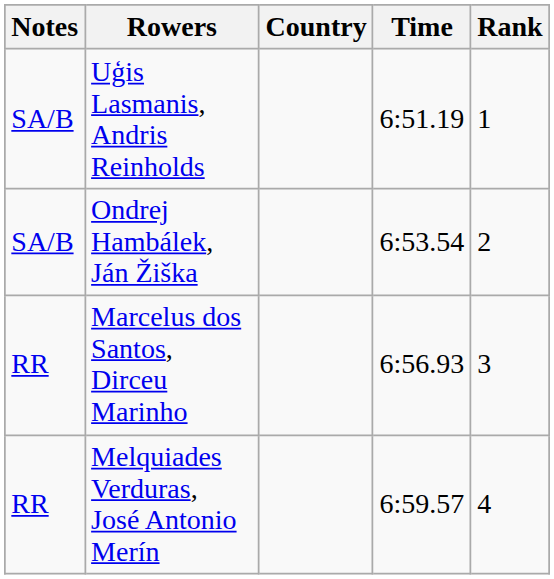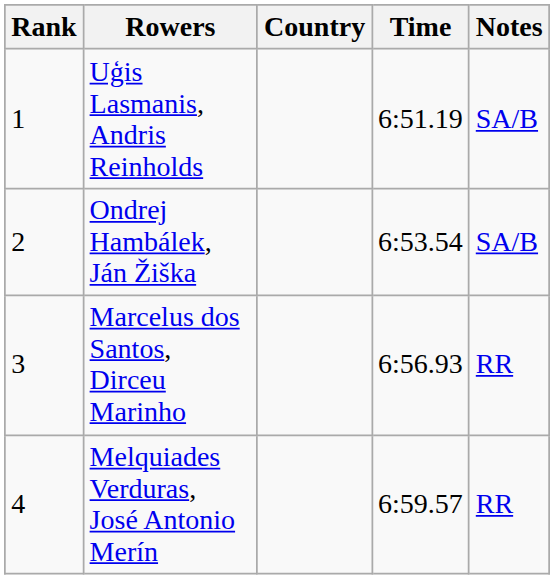columns swapped: (510, 26) <-> (45, 26)
